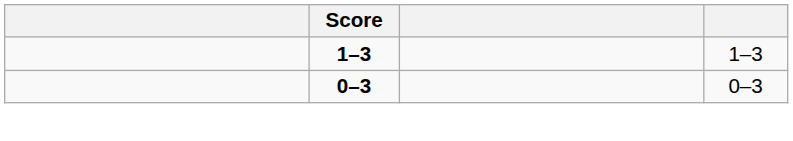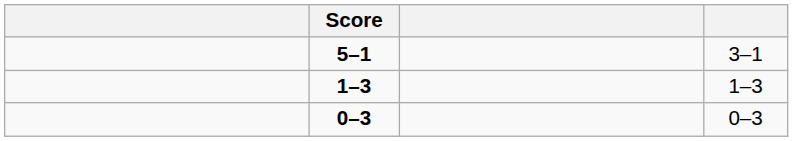+ row: (354, 53)
